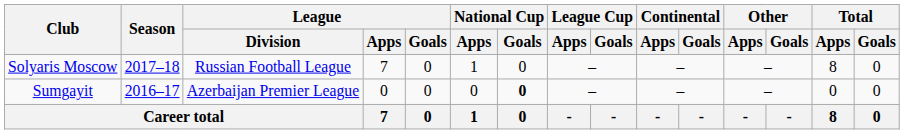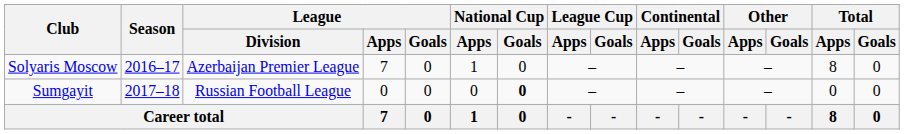(152, 66) 2017–18 -> (152, 66) 2016–17
(273, 66) Russian Football League -> (273, 66) Azerbaijan Premier League
(152, 91) 2016–17 -> (152, 91) 2017–18
(273, 91) Azerbaijan Premier League -> (273, 91) Russian Football League
